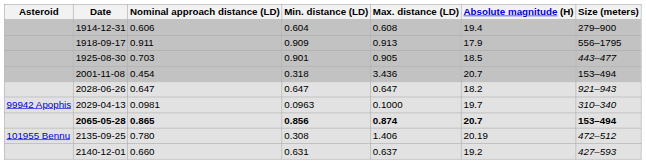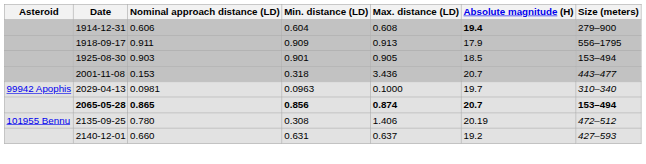(473, 27) normal -> (473, 27) bold
(142, 58) 0.703 -> (142, 58) 0.903
(597, 58) 443–477 -> (597, 58) 153–494
(142, 74) 0.454 -> (142, 74) 0.153
(597, 74) 153–494 -> (597, 74) 443–477
- row: (101, 89)
